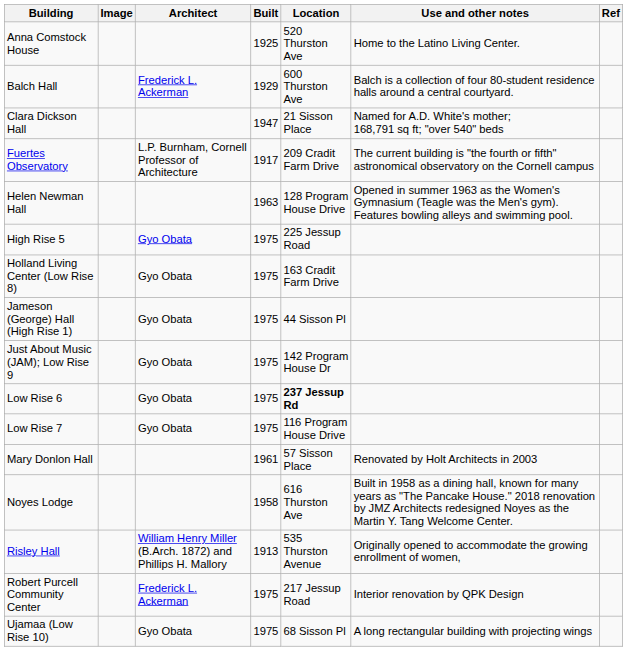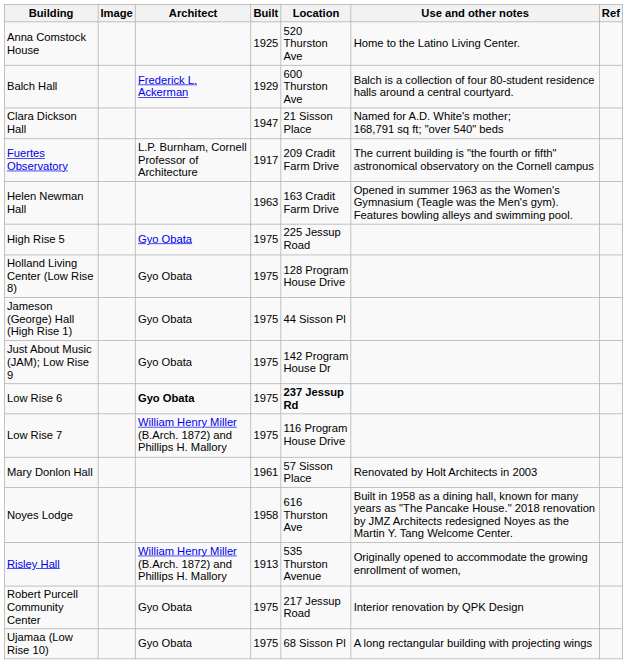(316, 202) 128 Program House Drive -> (311, 202) 163 Cradit Farm Drive
(311, 276) 163 Cradit Farm Drive -> (316, 276) 128 Program House Drive
(165, 398) normal -> (166, 398) bold
(165, 429) Gyo Obata -> (187, 435) William Henry Miller (B.Arch. 1872) and Phillips H. Mallory
(167, 594) Frederick L. Ackerman -> (165, 607) Gyo Obata
